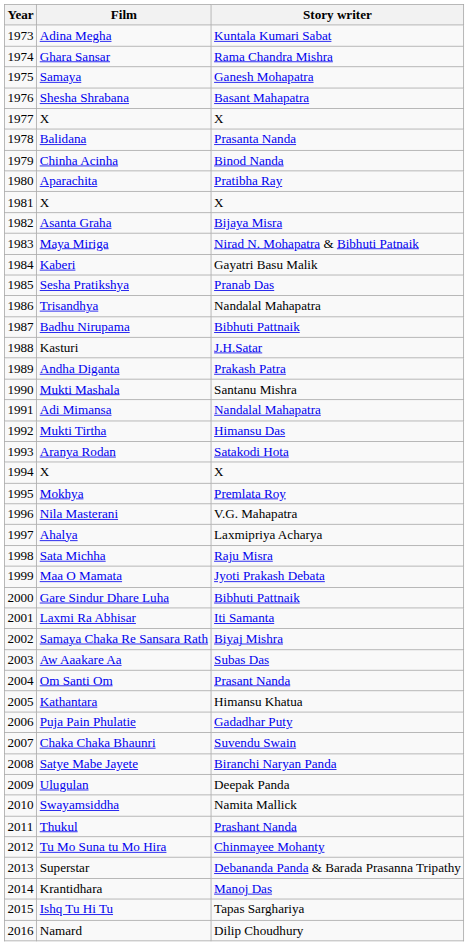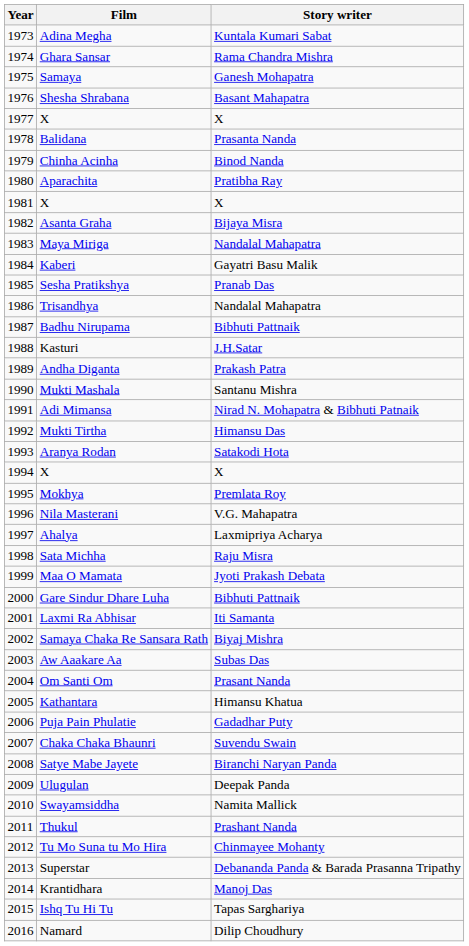(316, 243) Nirad N. Mohapatra & Bibhuti Patnaik -> (267, 243) Nandalal Mahapatra
(267, 410) Nandalal Mahapatra -> (316, 410) Nirad N. Mohapatra & Bibhuti Patnaik
